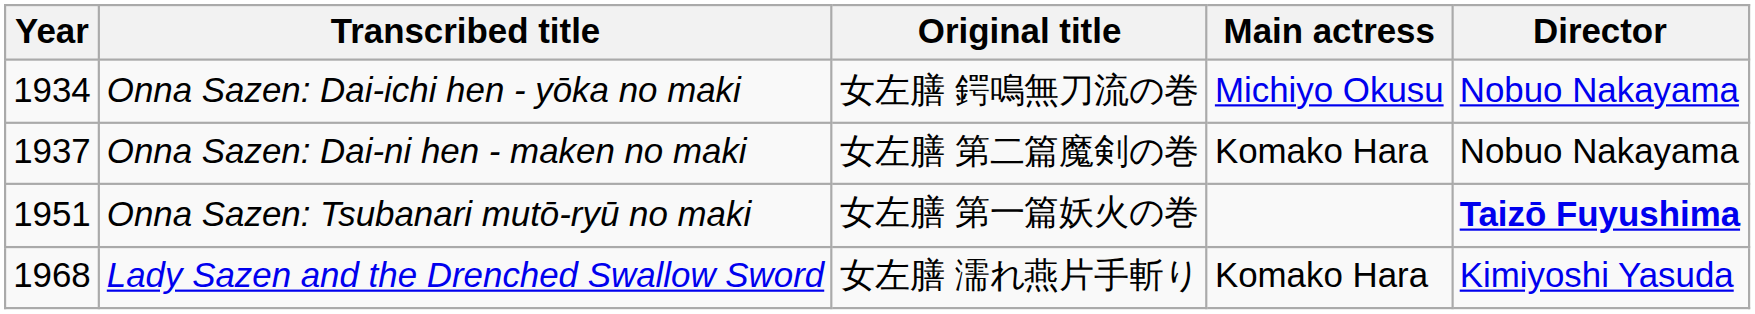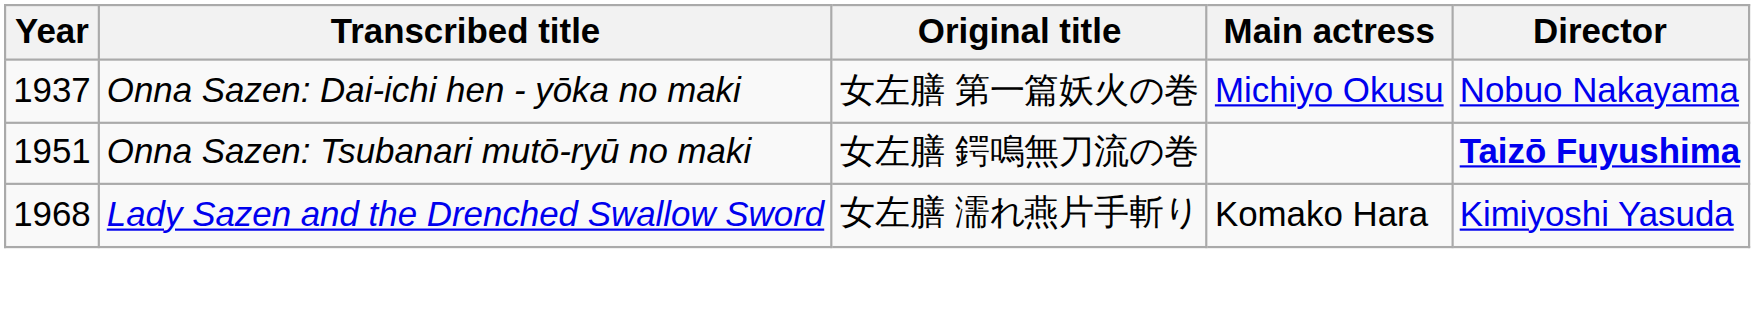(52, 90) 1934 -> (52, 90) 1937
(1020, 89) 女左膳 鍔鳴無刀流の巻 -> (1020, 89) 女左膳 第一篇妖火の巻
- row: (427, 152)
(1020, 213) 女左膳 第一篇妖火の巻 -> (1020, 151) 女左膳 鍔鳴無刀流の巻
